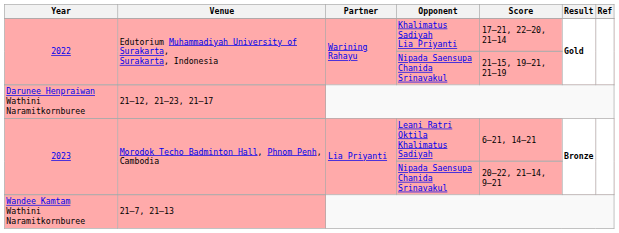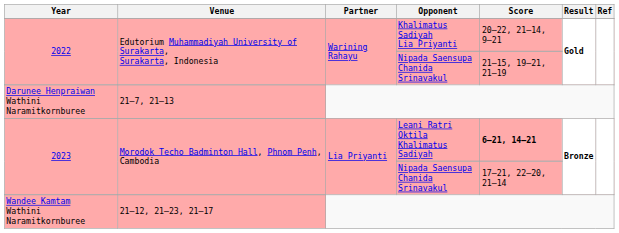(514, 34) 17–21, 22–20, 21–14 -> (514, 34) 20–22, 21–14, 9–21
(166, 101) 21–12, 21–23, 21–17 -> (147, 101) 21–7, 21–13
(509, 139) normal -> (509, 139) bold
(514, 178) 20–22, 21–14, 9–21 -> (514, 178) 17–21, 22–20, 21–14
(147, 211) 21–7, 21–13 -> (166, 211) 21–12, 21–23, 21–17
